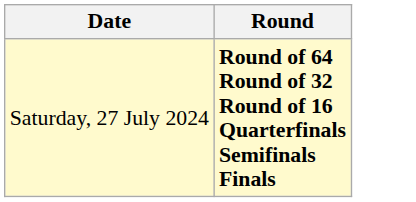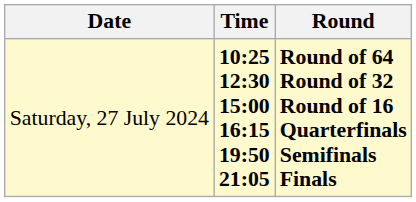+ column: (244, 21)
